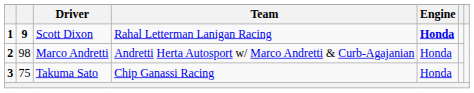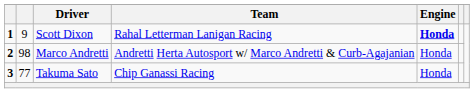(24, 34) bold -> (24, 34) normal
(24, 73) 75 -> (24, 73) 77
